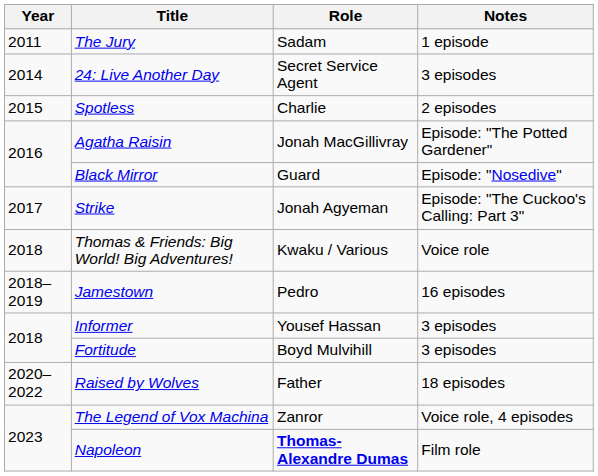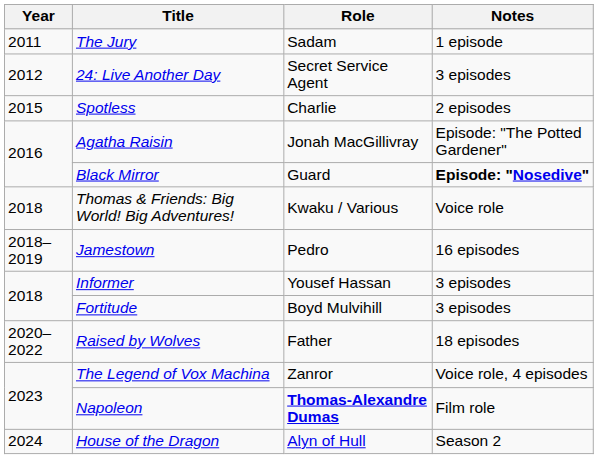(25, 74) 2014 -> (25, 74) 2012
(491, 174) normal -> (512, 174) bold
- row: (95, 208)
+ row: (148, 441)
